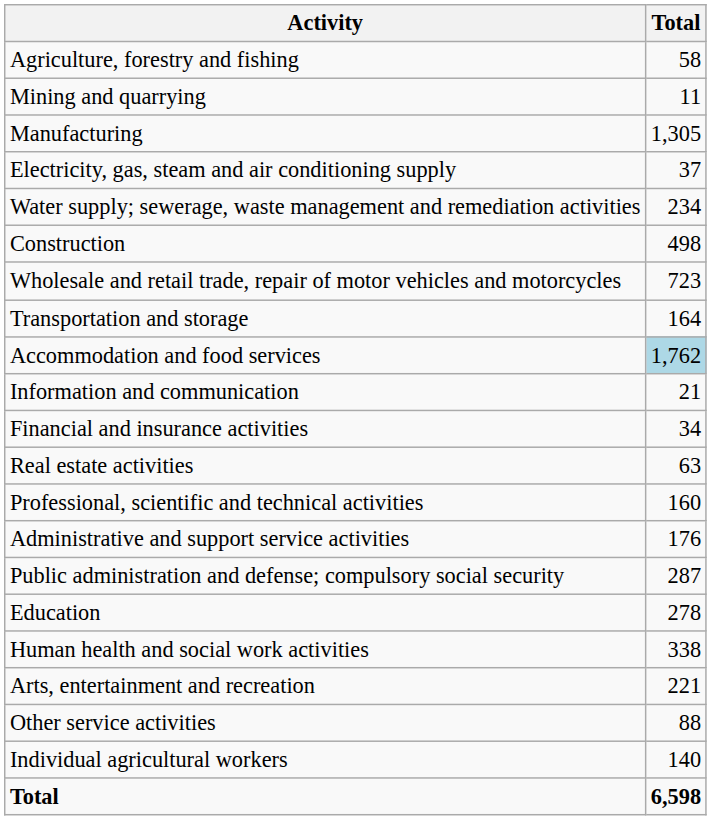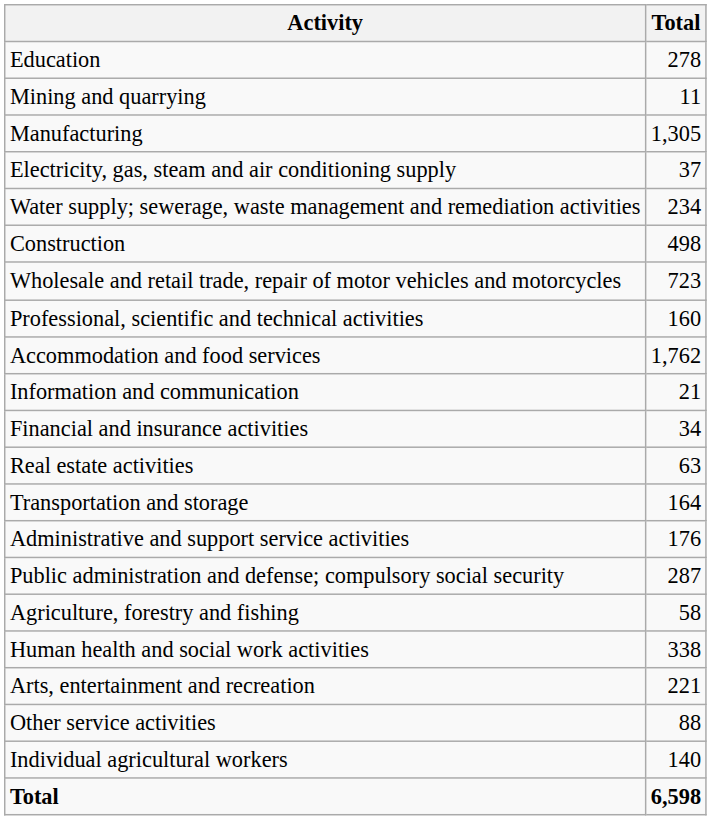rows swapped: (154, 59) <-> (55, 612)
rows swapped: (129, 317) <-> (217, 502)
(676, 354) lightblue background -> (676, 354) no background
